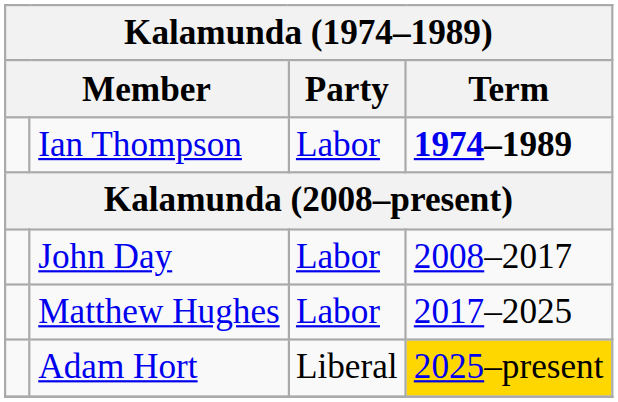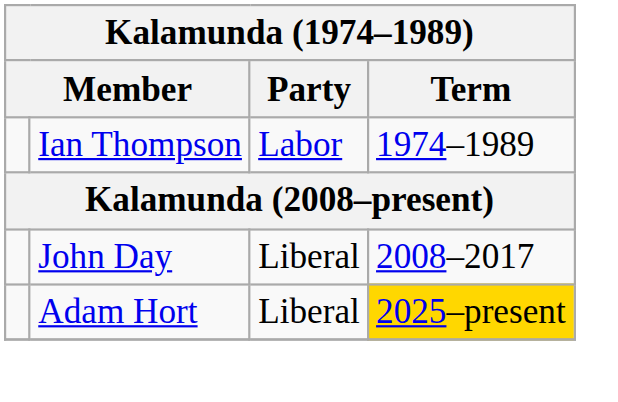(493, 144) bold -> (455, 144) normal
(338, 255) Labor -> (309, 255) Liberal
- row: (159, 311)
